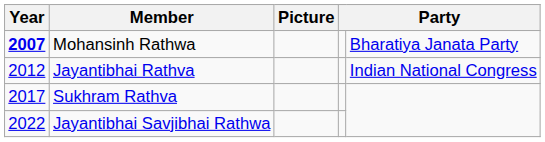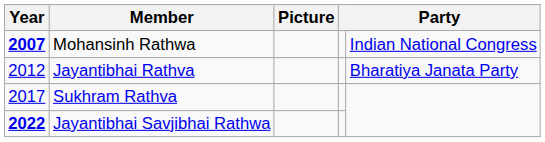(434, 44) Bharatiya Janata Party -> (443, 44) Indian National Congress
(443, 70) Indian National Congress -> (434, 70) Bharatiya Janata Party
(27, 123) normal -> (27, 123) bold
